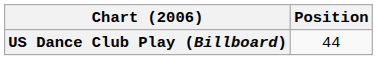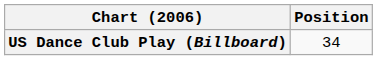(331, 42) 44 -> (331, 42) 34
